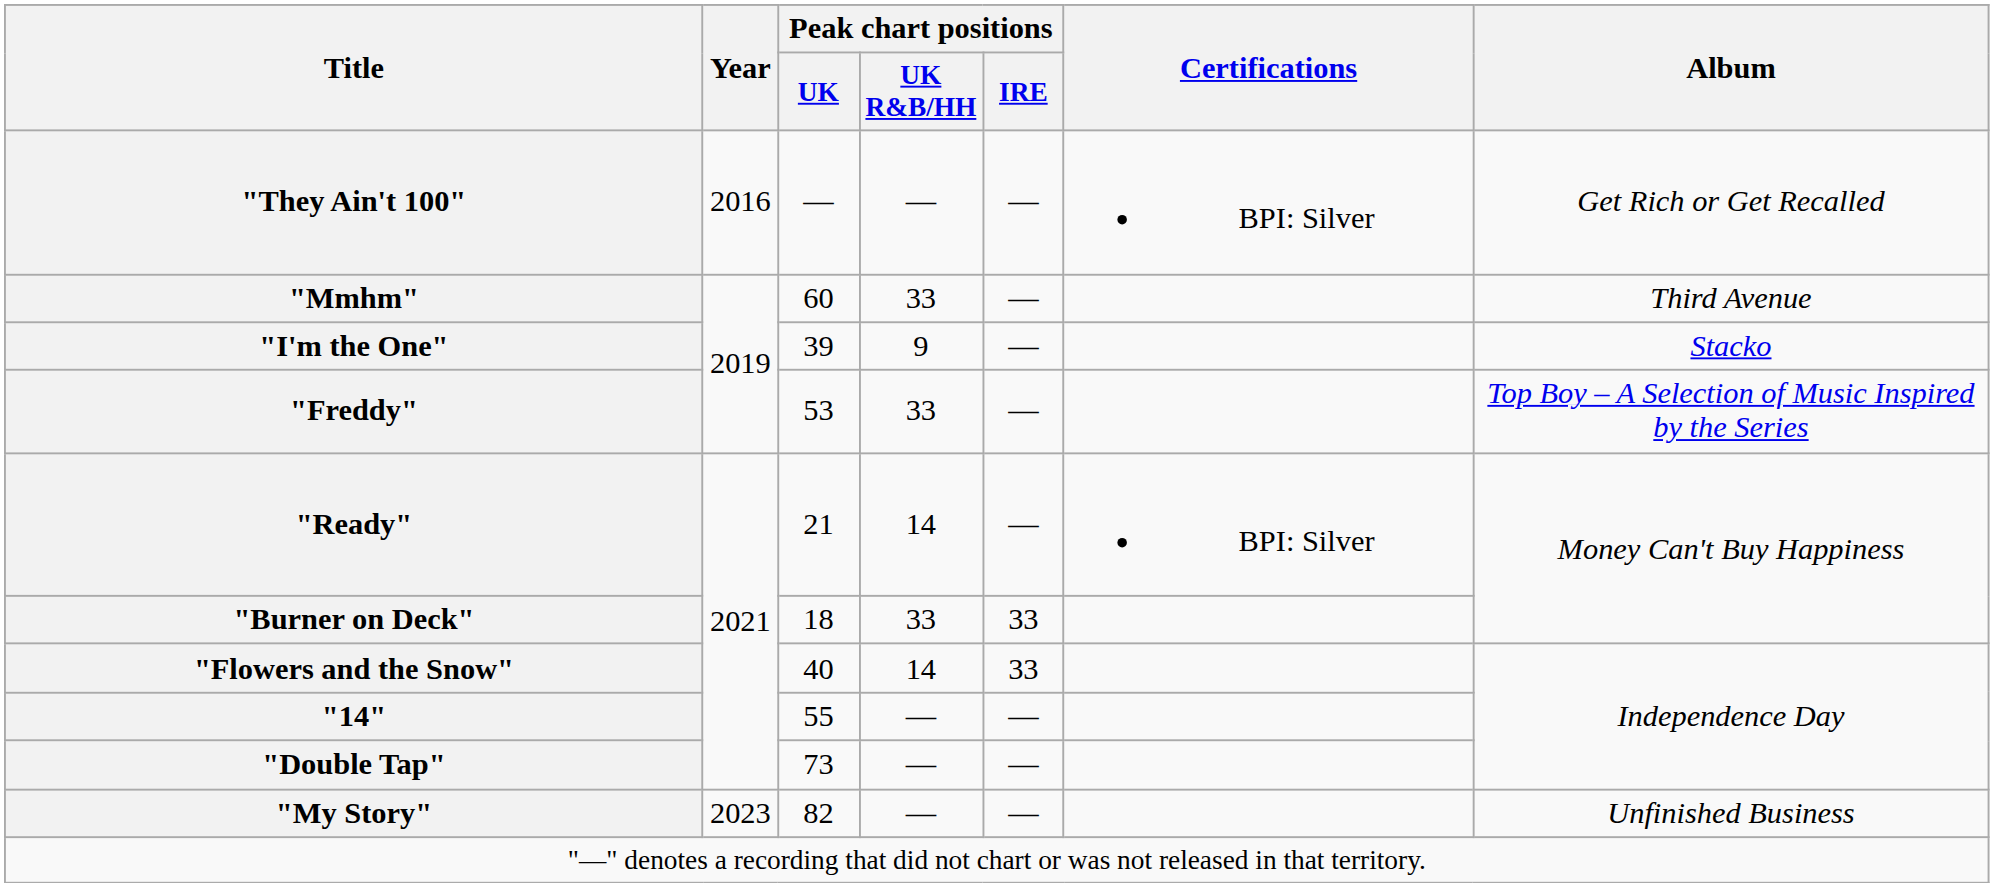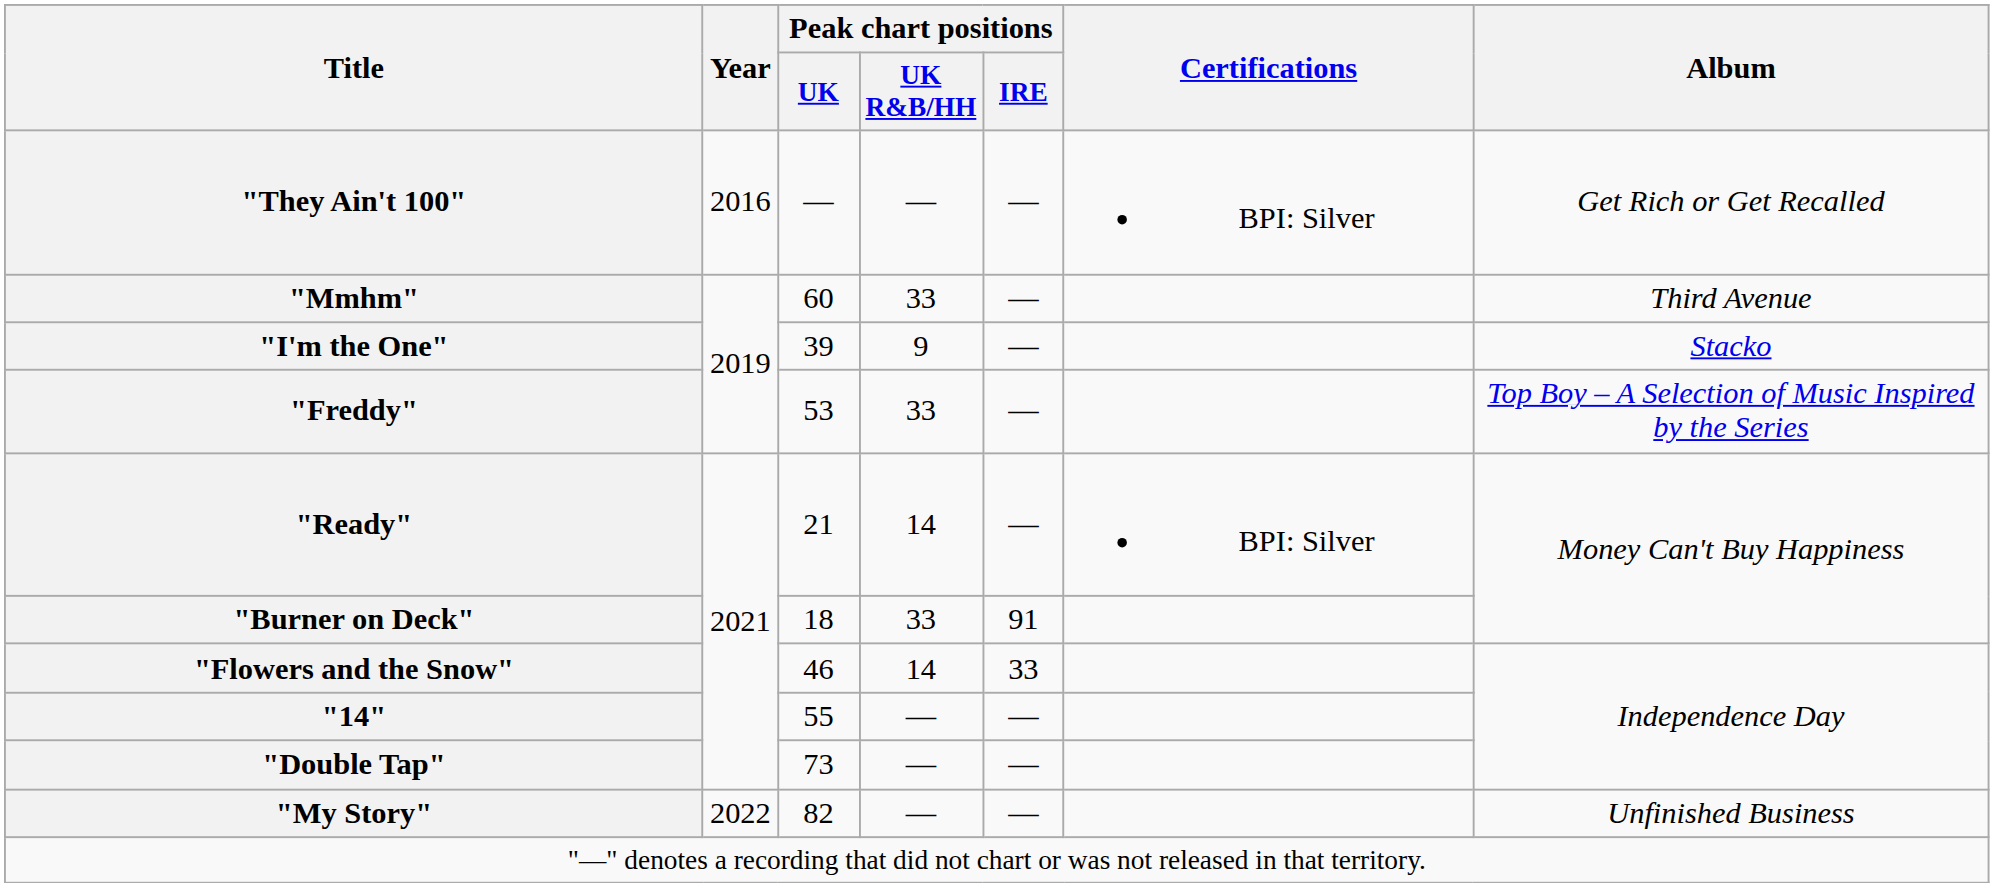(1023, 619) 33 -> (1023, 619) 91
(818, 667) 40 -> (818, 667) 46
(740, 812) 2023 -> (740, 812) 2022
